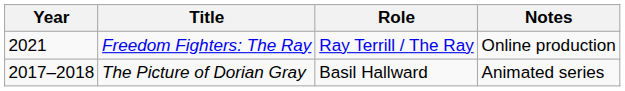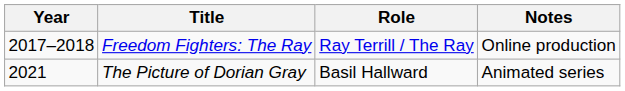(28, 45) 2021 -> (51, 45) 2017–2018
(51, 72) 2017–2018 -> (28, 72) 2021
